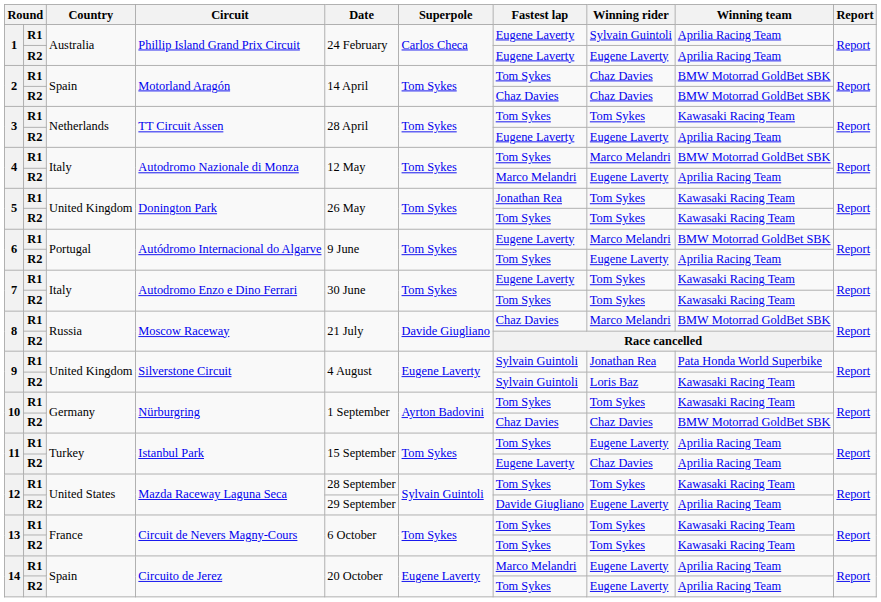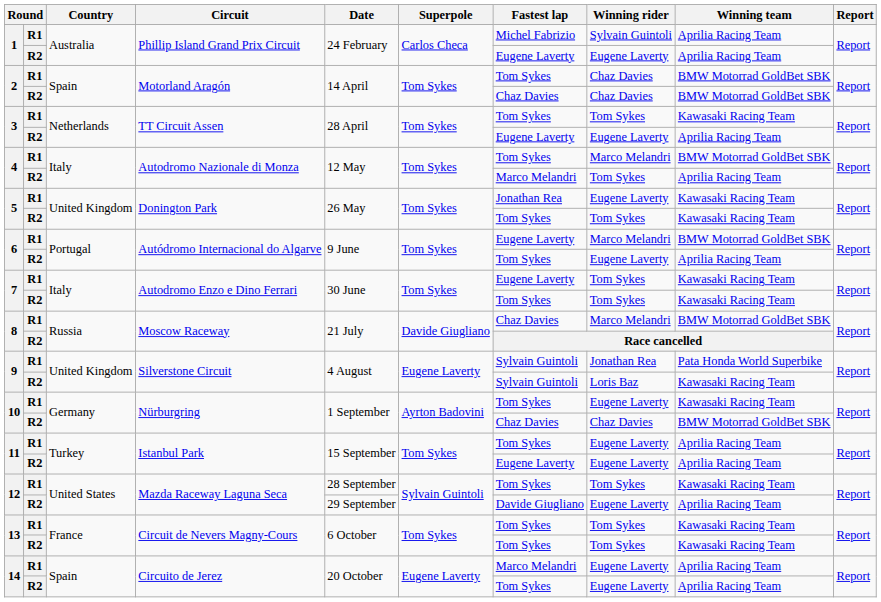(535, 34) Eugene Laverty -> (535, 34) Michel Fabrizio
(629, 177) Eugene Laverty -> (617, 177) Tom Sykes
(617, 198) Tom Sykes -> (629, 198) Eugene Laverty
(617, 402) Tom Sykes -> (629, 402) Eugene Laverty
(621, 463) Chaz Davies -> (629, 463) Eugene Laverty
